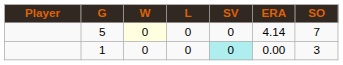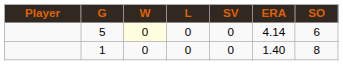(317, 32) 7 -> (317, 32) 6
(231, 50) paleturquoise background -> (231, 50) no background
(274, 50) 0.00 -> (274, 50) 1.40
(317, 50) 3 -> (317, 50) 8
